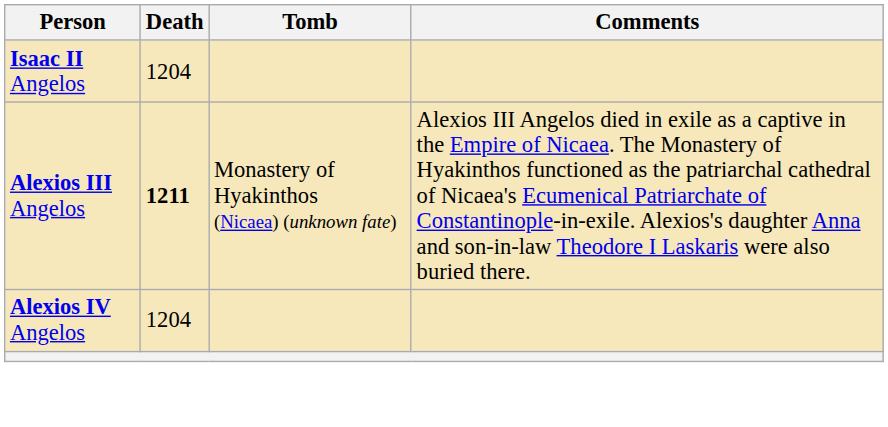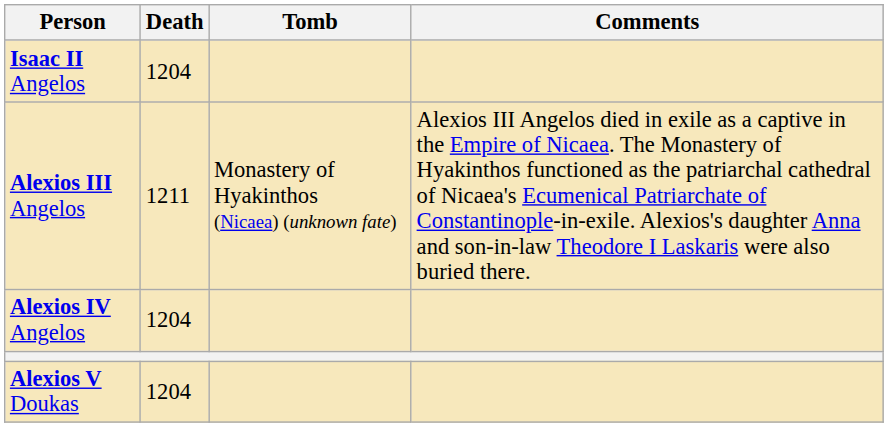(168, 195) bold -> (168, 195) normal
+ row: (56, 391)
